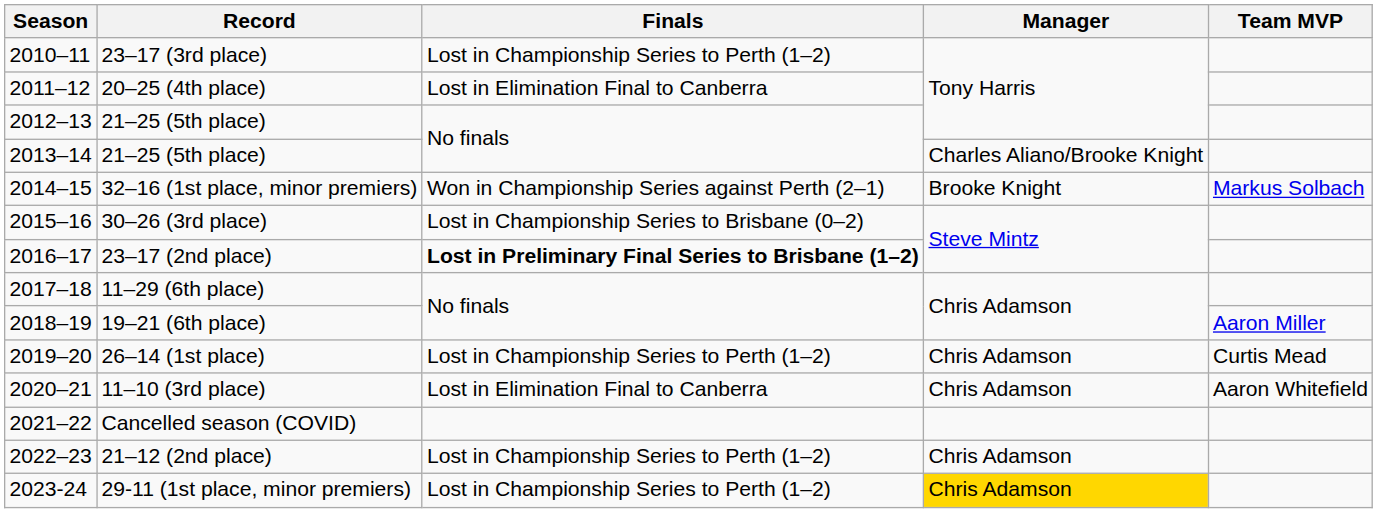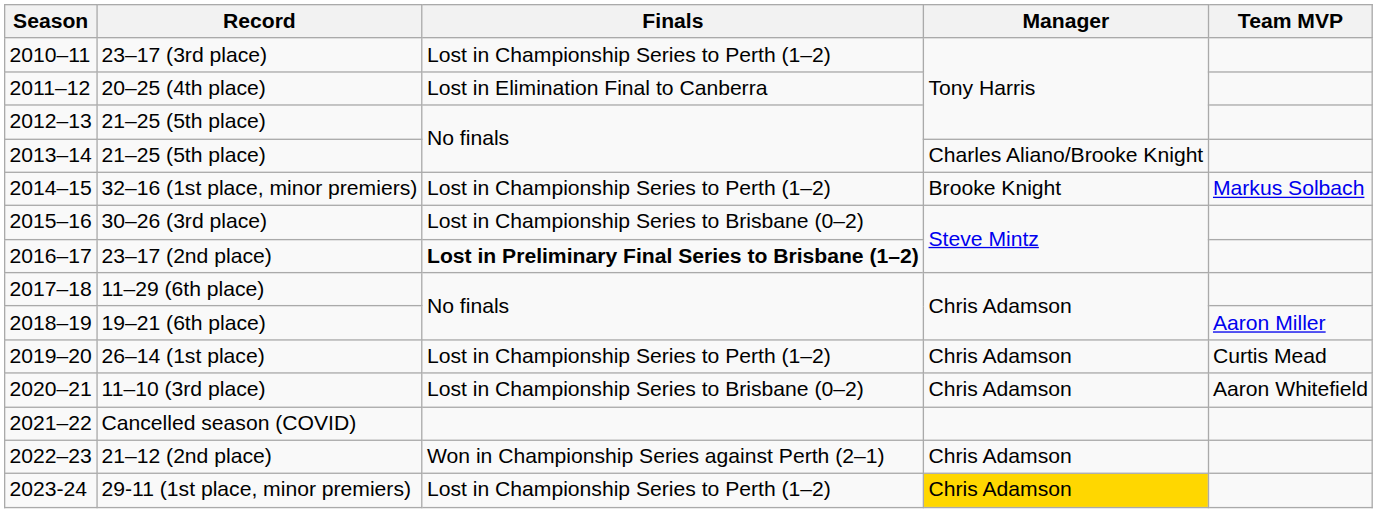(656, 188) Won in Championship Series against Perth (2–1) -> (629, 188) Lost in Championship Series to Perth (1–2)
(597, 389) Lost in Elimination Final to Canberra -> (645, 389) Lost in Championship Series to Brisbane (0–2)
(629, 456) Lost in Championship Series to Perth (1–2) -> (656, 456) Won in Championship Series against Perth (2–1)
